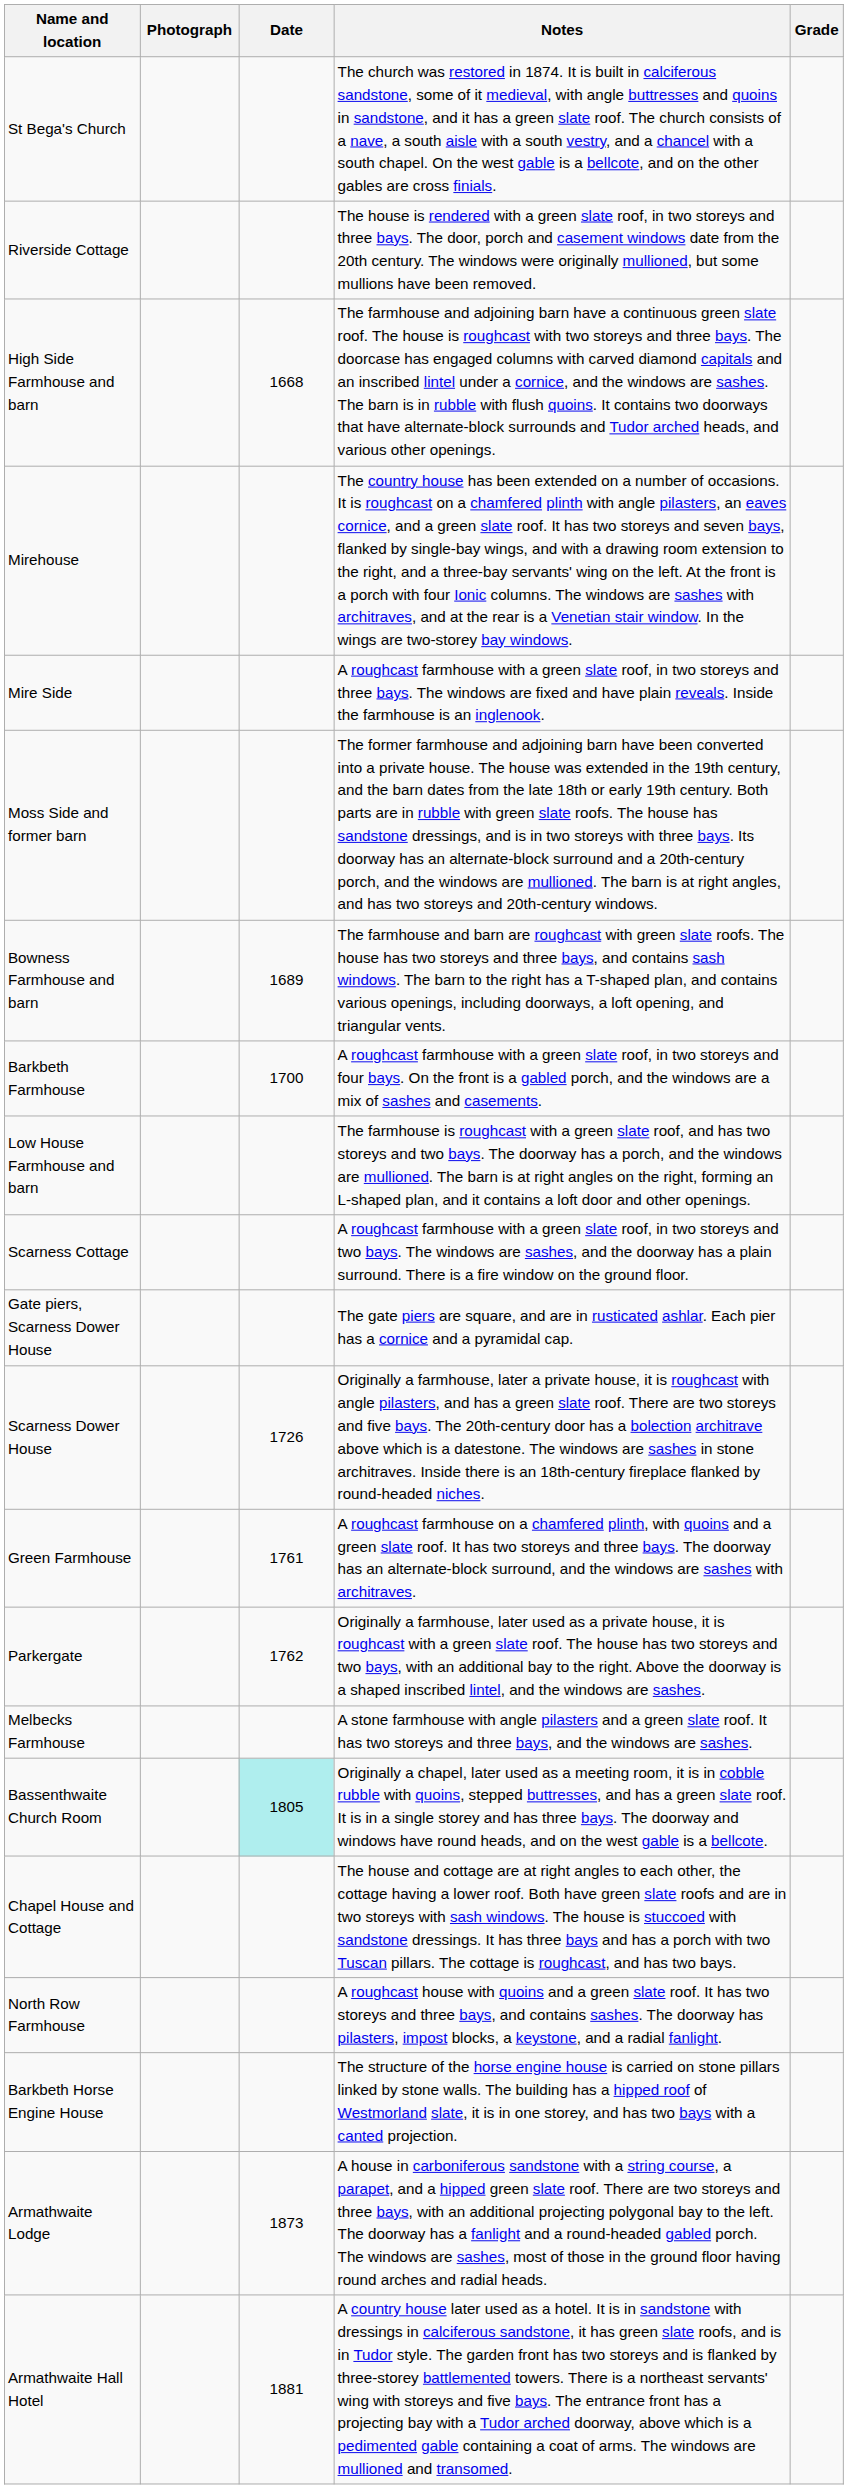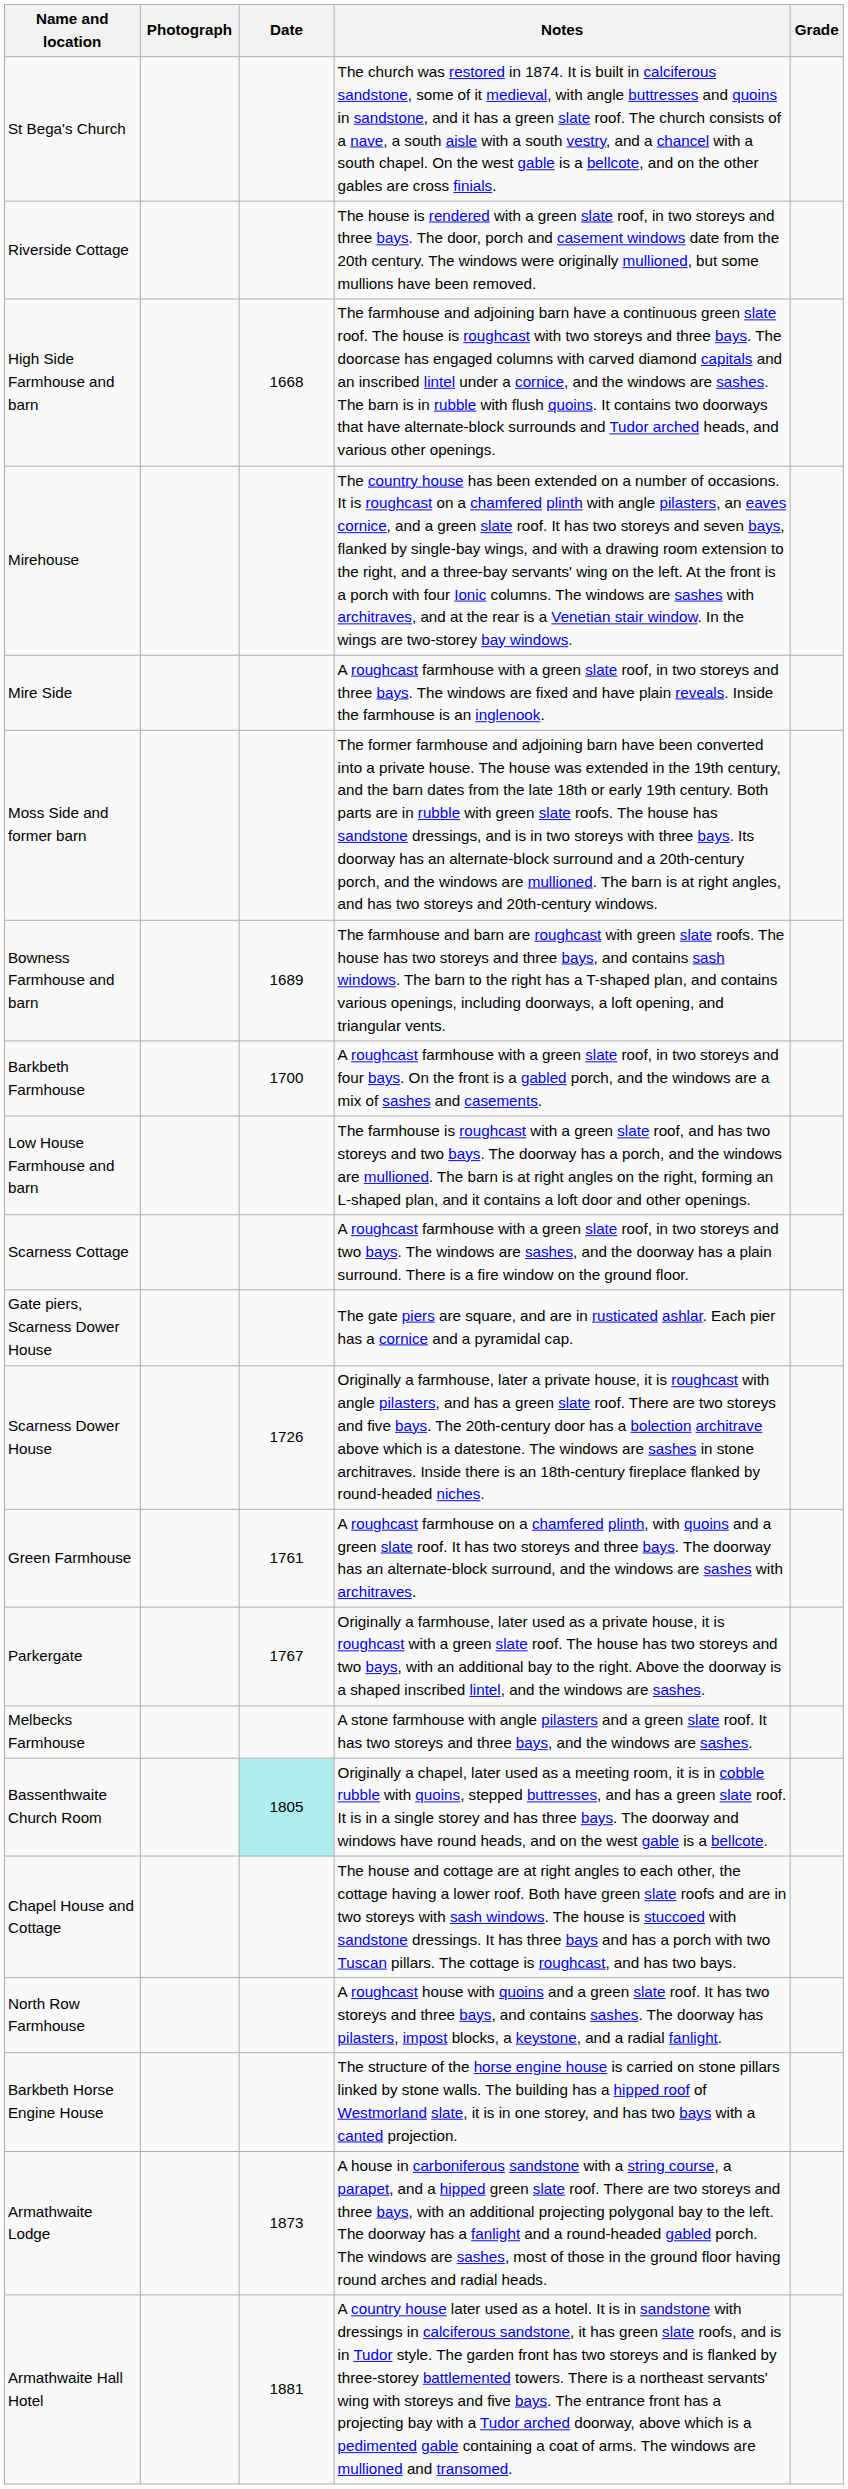(286, 1656) 1762 -> (286, 1656) 1767
